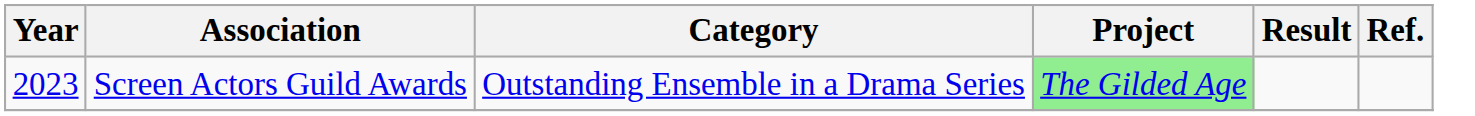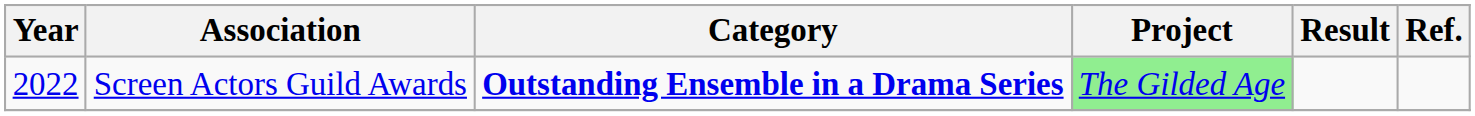(46, 82) 2023 -> (46, 82) 2022
(754, 82) normal -> (773, 82) bold
